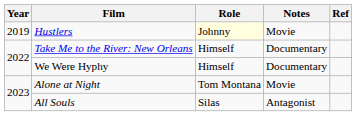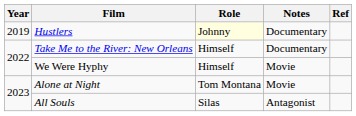(281, 31) Movie -> (297, 31) Documentary
(297, 66) Documentary -> (281, 66) Movie
